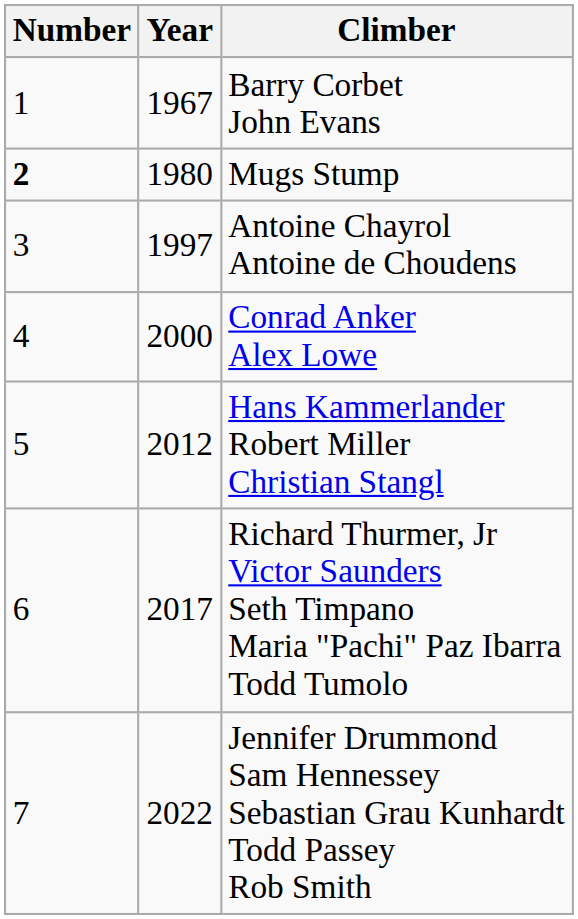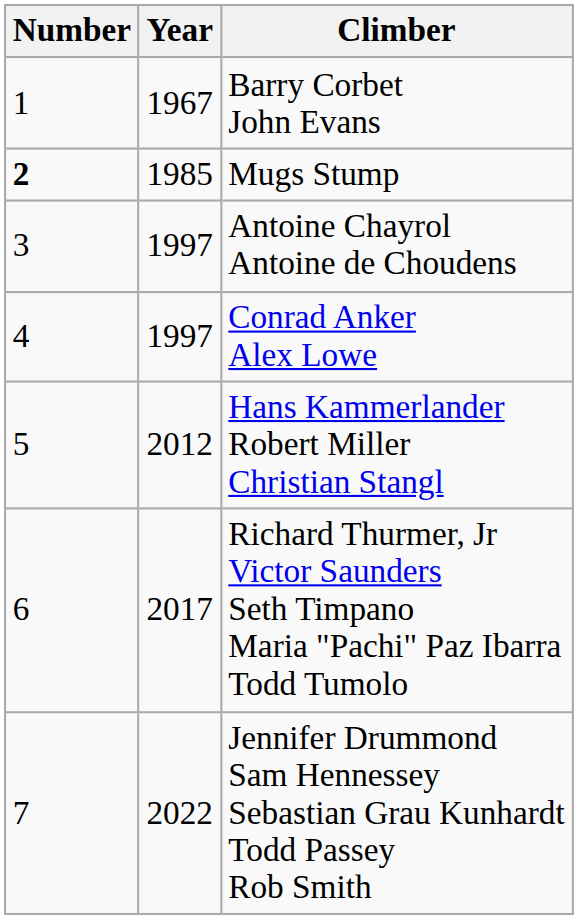(180, 173) 1980 -> (180, 173) 1985
(180, 335) 2000 -> (180, 335) 1997
